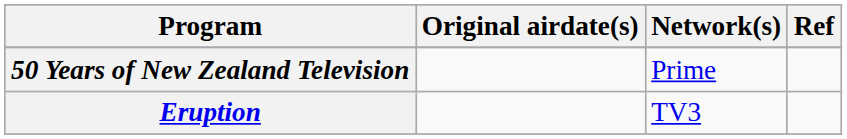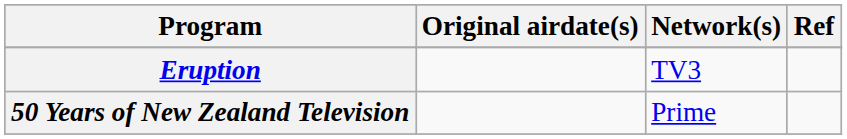rows swapped: (210, 69) <-> (210, 112)
